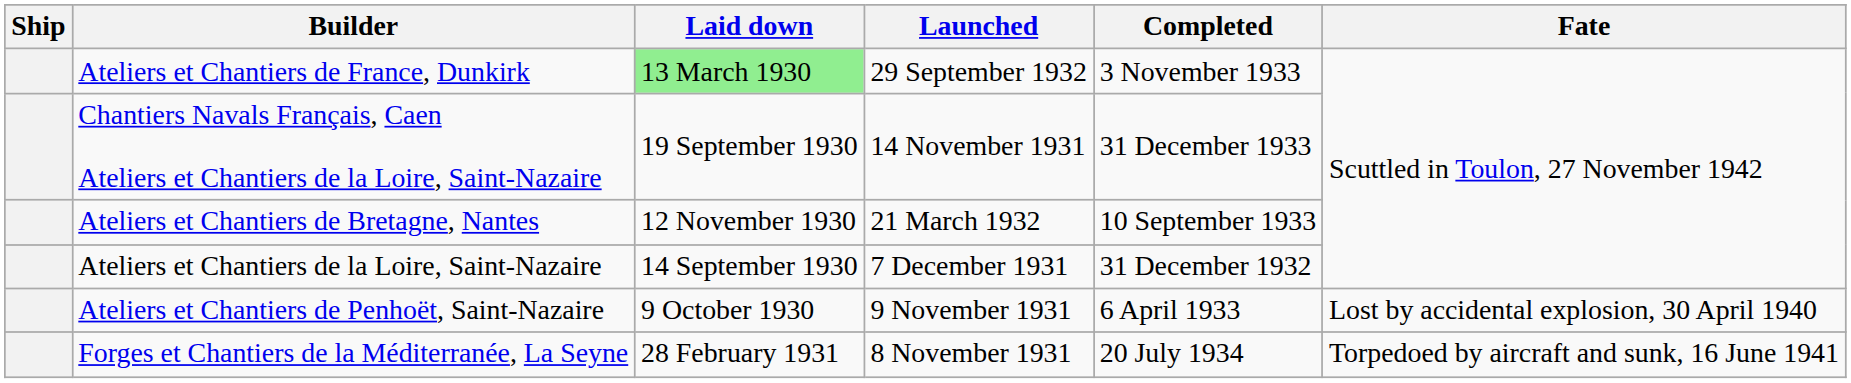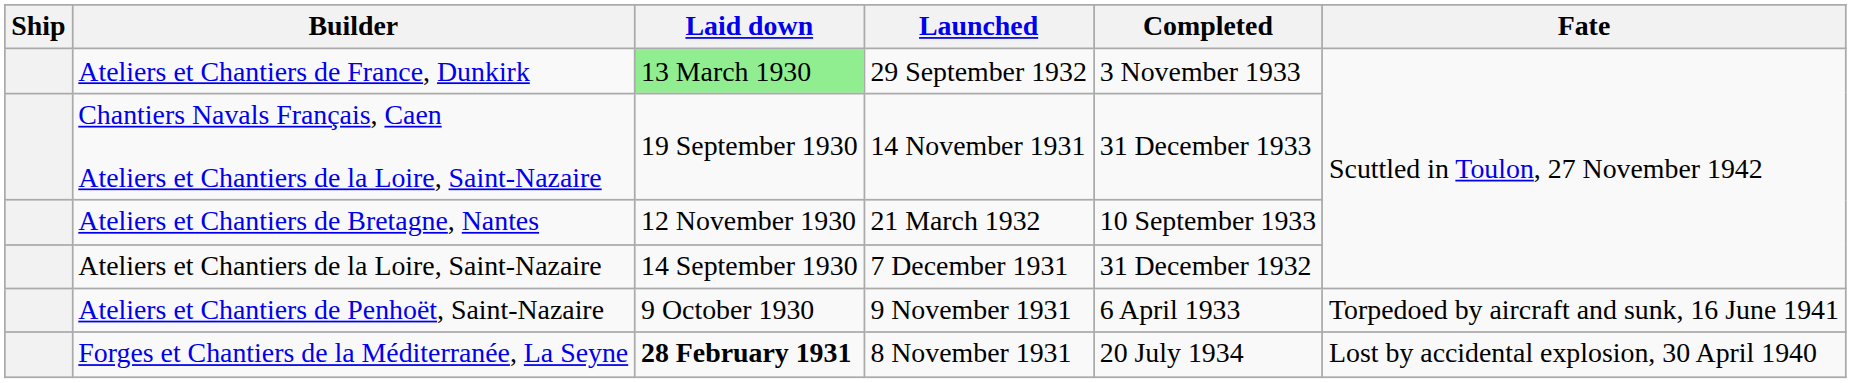(1573, 309) Lost by accidental explosion, 30 April 1940 -> (1584, 309) Torpedoed by aircraft and sunk, 16 June 1941
(740, 354) normal -> (746, 354) bold
(1584, 354) Torpedoed by aircraft and sunk, 16 June 1941 -> (1573, 354) Lost by accidental explosion, 30 April 1940
